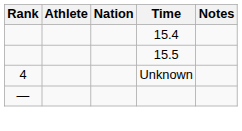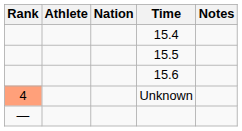+ row: (166, 75)
(23, 75) no background -> (23, 95) lightsalmon background
